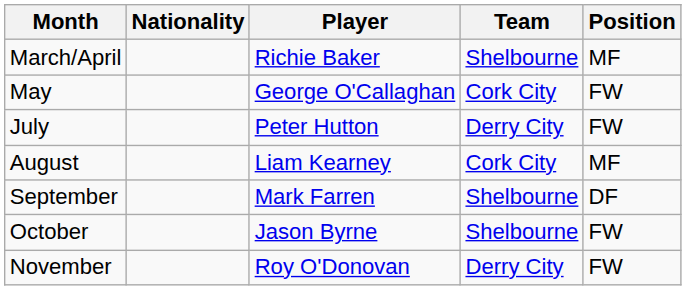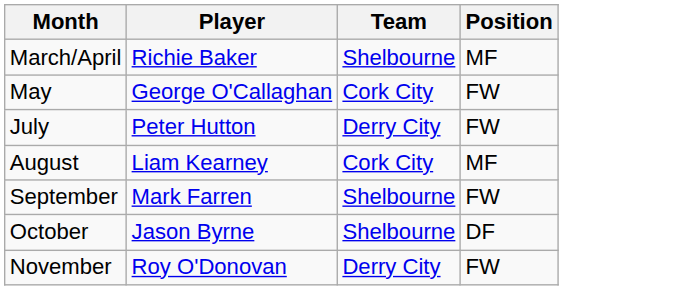- column: (188, 22)
(603, 197) DF -> (483, 197) FW
(606, 232) FW -> (480, 232) DF
